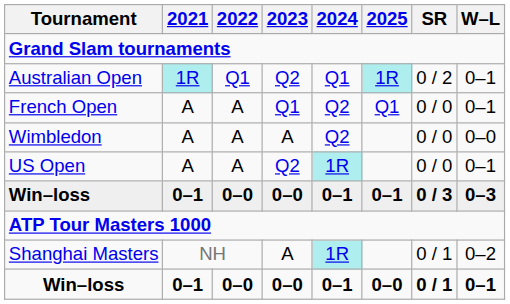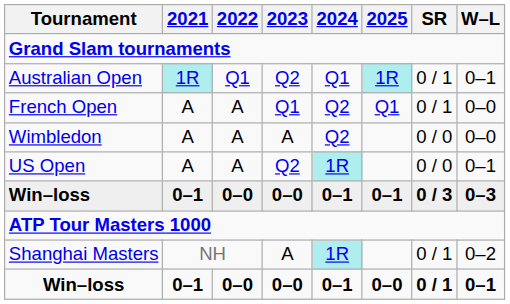(434, 78) 0 / 2 -> (434, 78) 0 / 1
(434, 107) 0 / 0 -> (434, 107) 0 / 1
(480, 107) 0–1 -> (480, 107) 0–0
